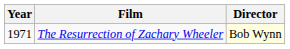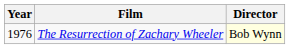(20, 33) 1971 -> (20, 33) 1976
